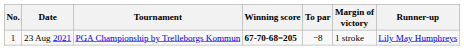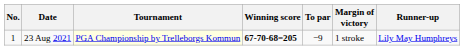(158, 38) no background -> (158, 38) lightyellow background
(318, 38) −8 -> (318, 38) −9
